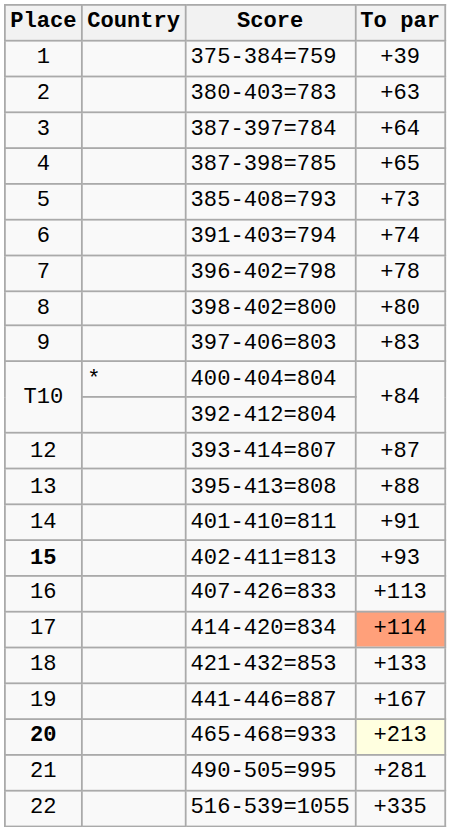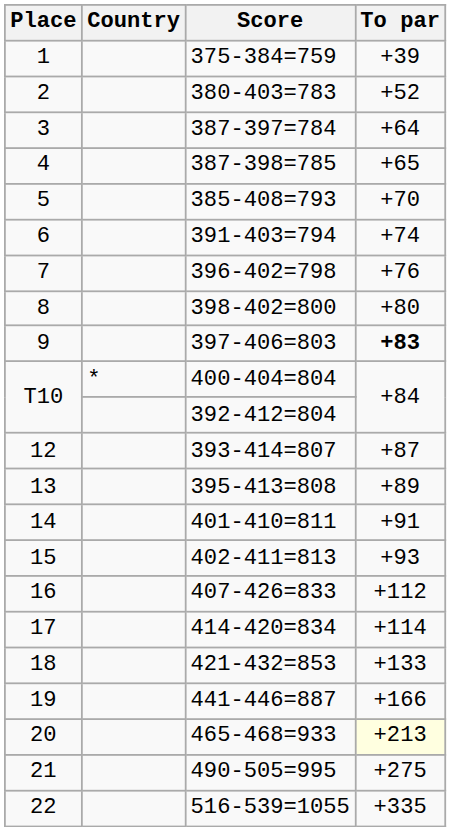(400, 94) +63 -> (400, 94) +52
(400, 202) +73 -> (400, 202) +70
(400, 273) +78 -> (400, 273) +76
(400, 344) normal -> (400, 344) bold
(400, 487) +88 -> (400, 487) +89
(43, 558) bold -> (43, 558) normal
(400, 594) +113 -> (400, 594) +112
(400, 630) lightsalmon background -> (400, 630) no background
(400, 701) +167 -> (400, 701) +166
(43, 737) bold -> (43, 737) normal
(400, 773) +281 -> (400, 773) +275
